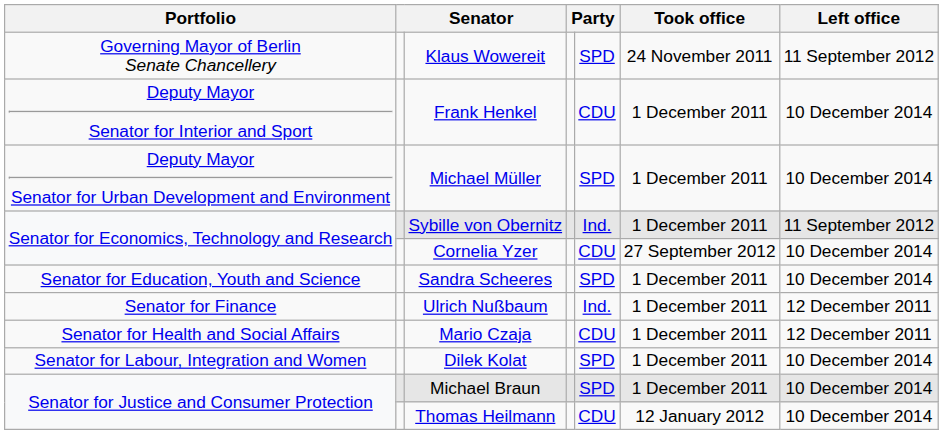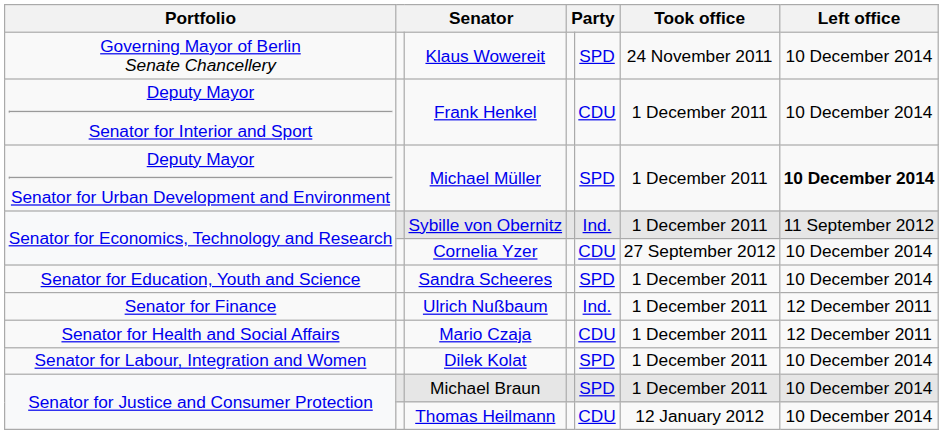(859, 56) 11 September 2012 -> (859, 56) 10 December 2014
(859, 178) normal -> (859, 178) bold
